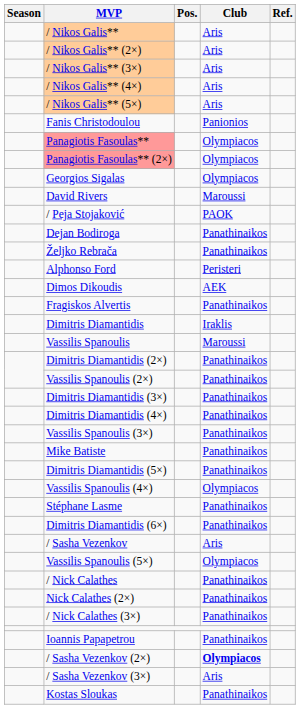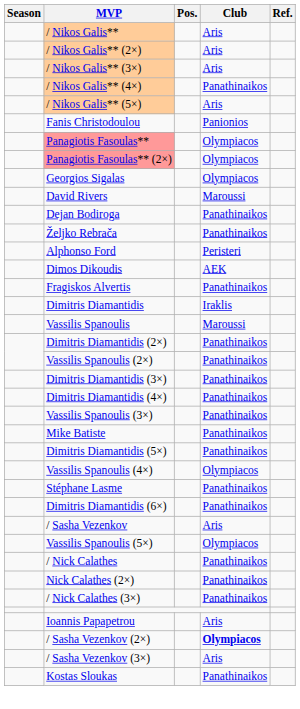(212, 86) Aris -> (235, 86) Panathinaikos
- row: (85, 214)
(235, 640) Panathinaikos -> (212, 621) Aris
